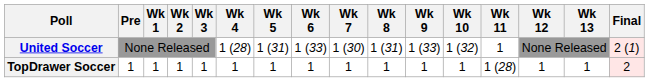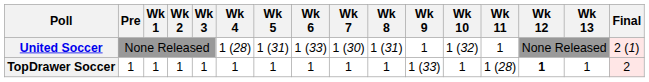(424, 47) 1 (33) -> (424, 47) 1
(424, 67) 1 -> (424, 67) 1 (33)
(542, 67) normal -> (542, 67) bold
